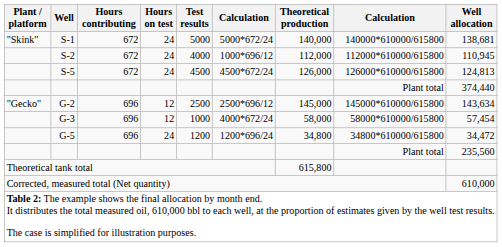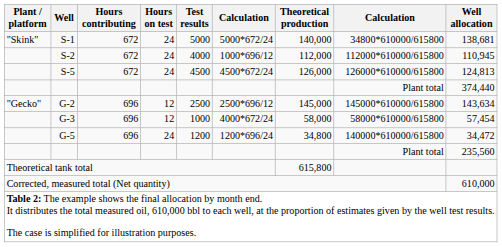(394, 39) 140000*610000/615800 -> (397, 39) 34800*610000/615800
(397, 135) 34800*610000/615800 -> (394, 135) 140000*610000/615800
